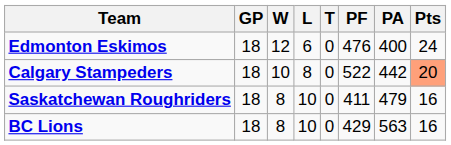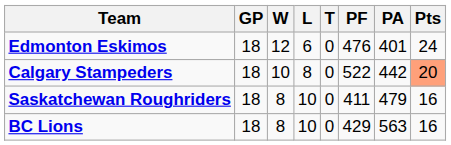(393, 45) 400 -> (393, 45) 401
